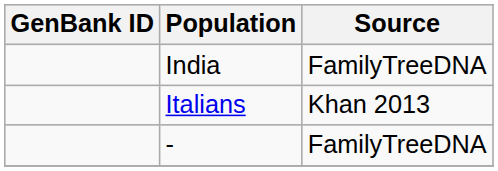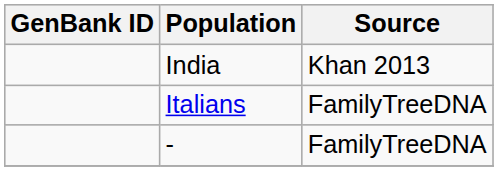(397, 64) FamilyTreeDNA -> (369, 64) Khan 2013
(369, 104) Khan 2013 -> (397, 104) FamilyTreeDNA
